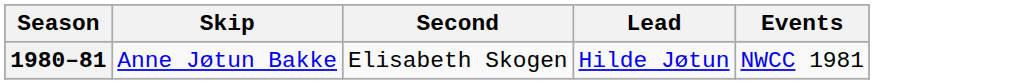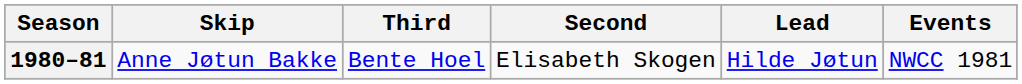+ column: (417, 24)
